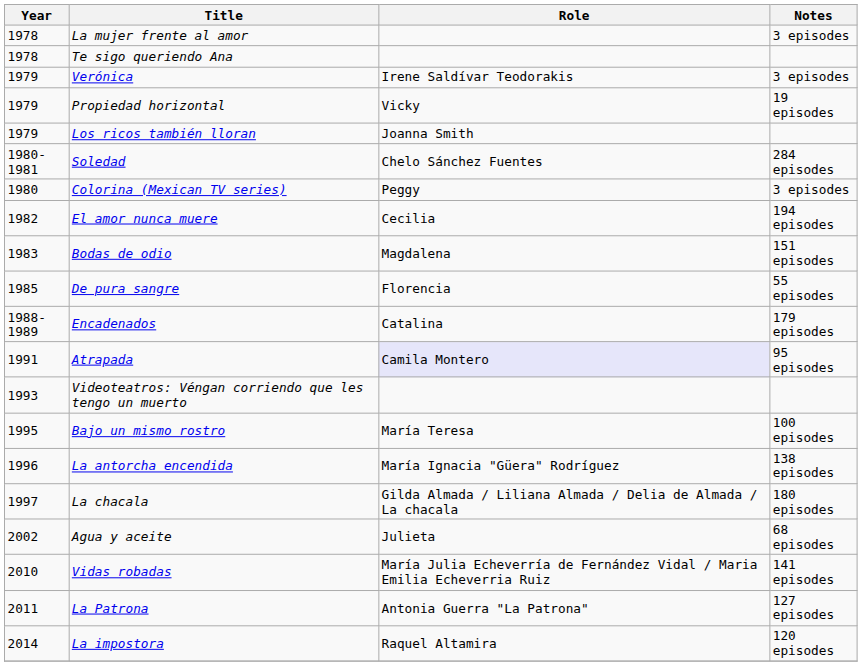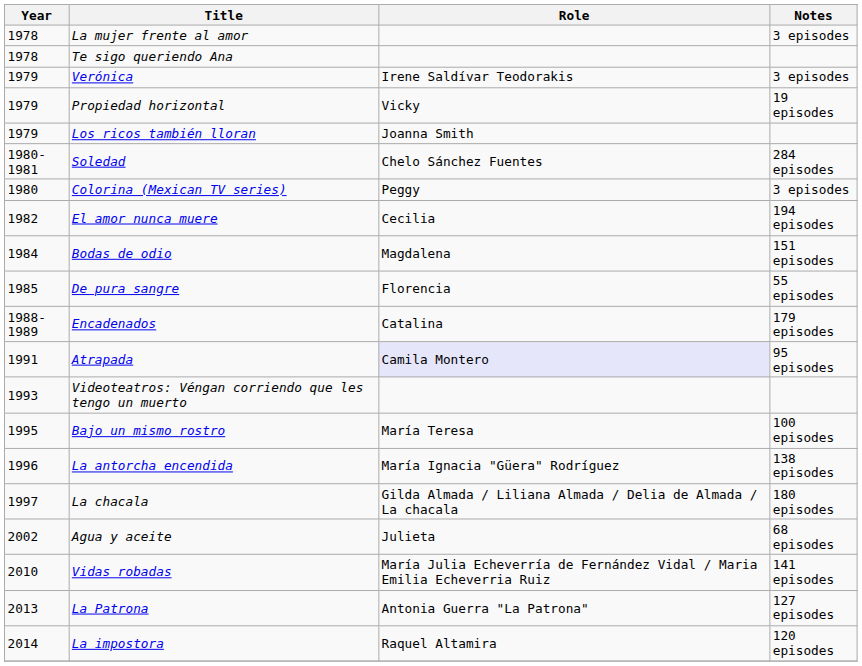(23, 253) 1983 -> (23, 253) 1984
(23, 608) 2011 -> (23, 608) 2013
